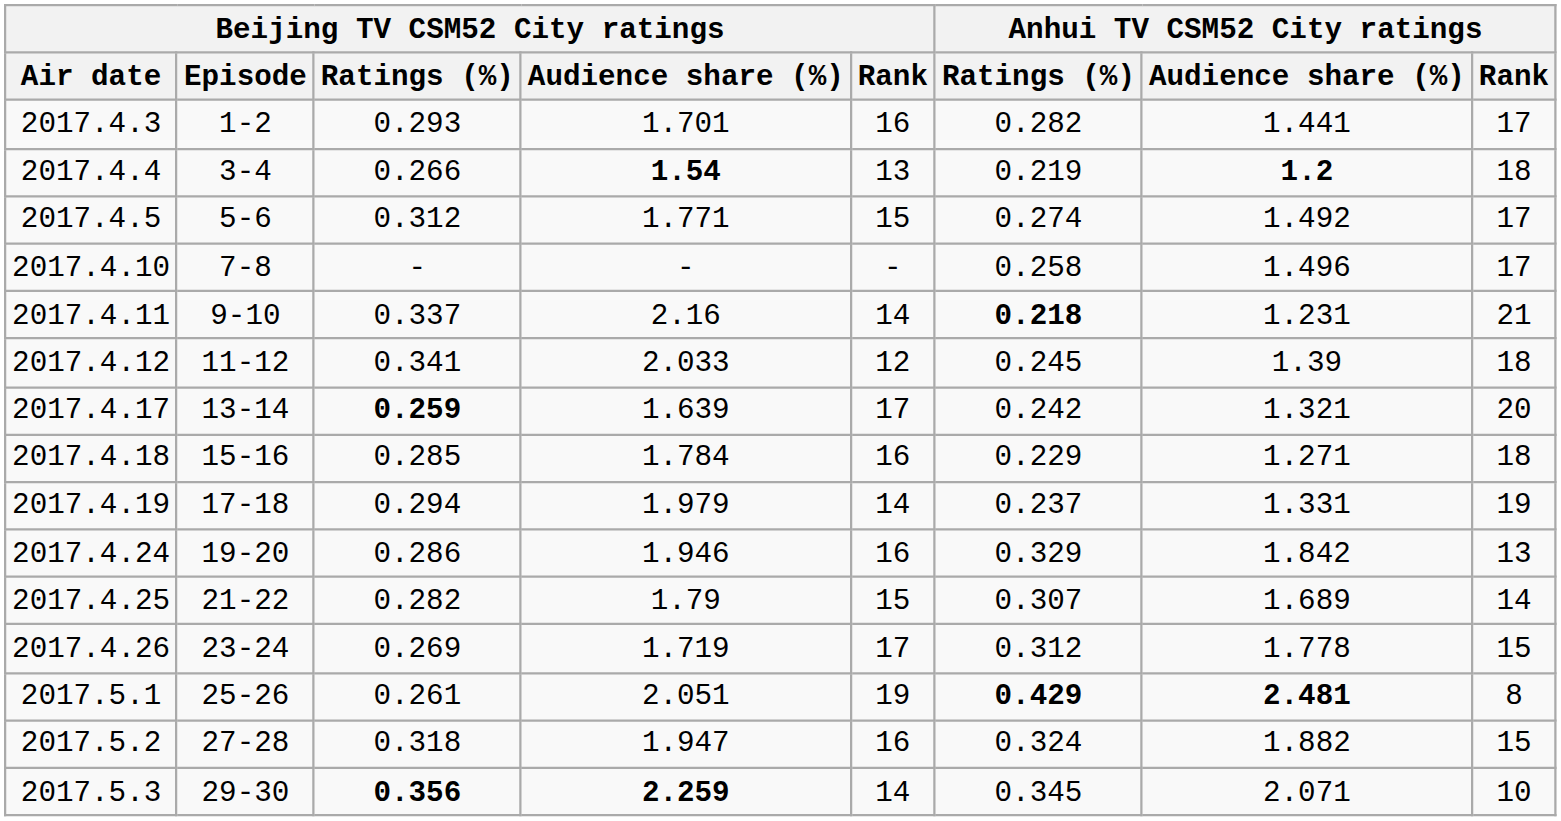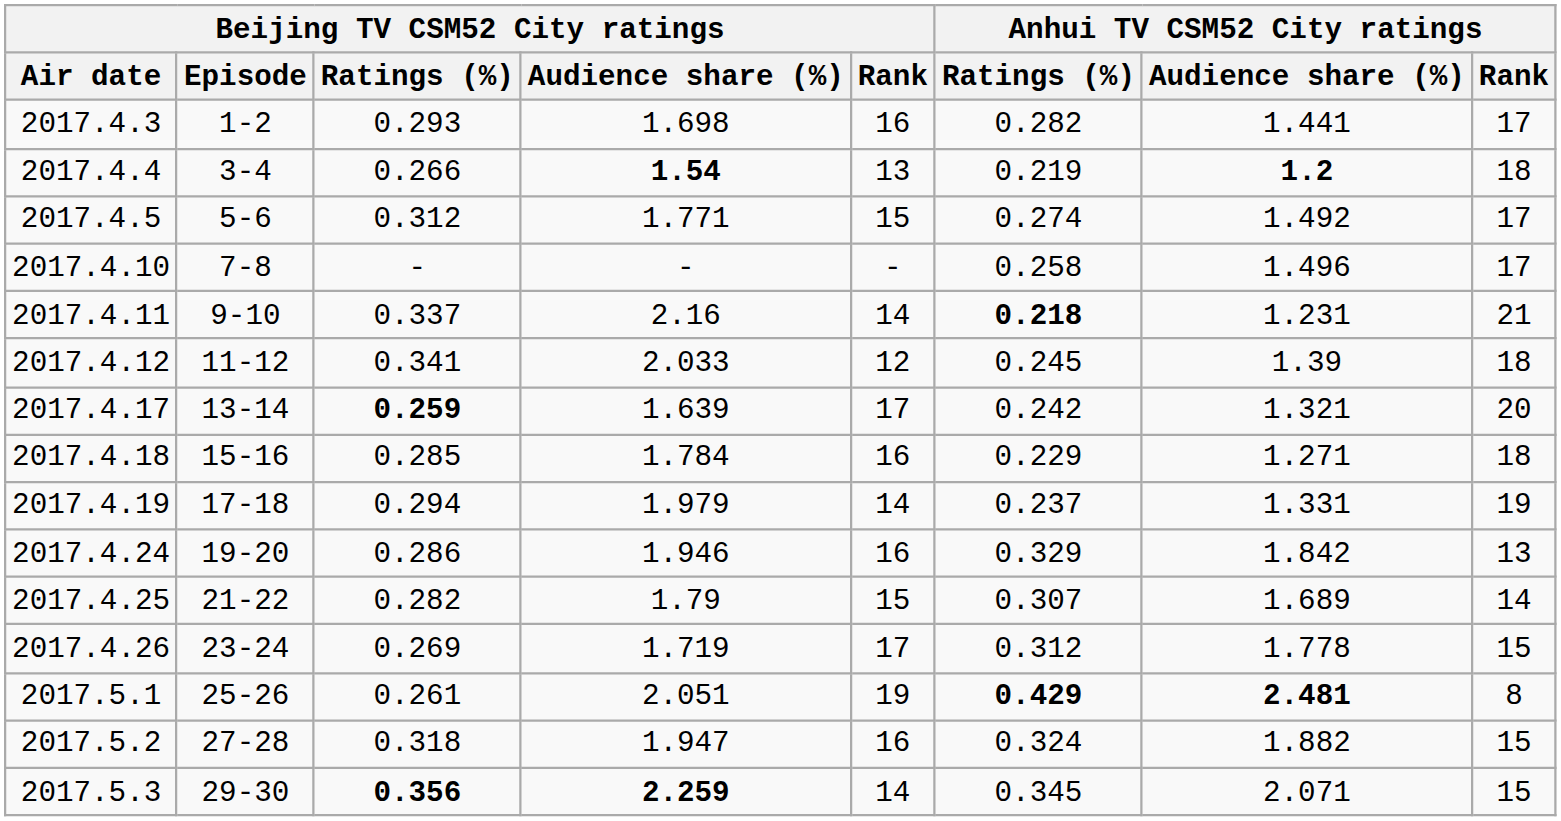(686, 124) 1.701 -> (686, 124) 1.698
(1514, 792) 10 -> (1514, 792) 15
